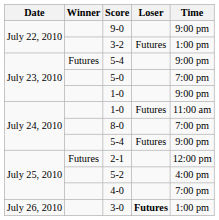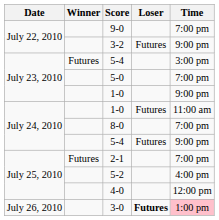(192, 28) 9:00 pm -> (192, 28) 7:00 pm
(192, 45) 1:00 pm -> (192, 45) 9:00 pm
(192, 61) 9:00 pm -> (192, 61) 3:00 pm
(192, 158) 12:00 pm -> (192, 158) 7:00 pm
(192, 191) 7:00 pm -> (192, 191) 12:00 pm
(192, 207) no background -> (192, 207) pink background
